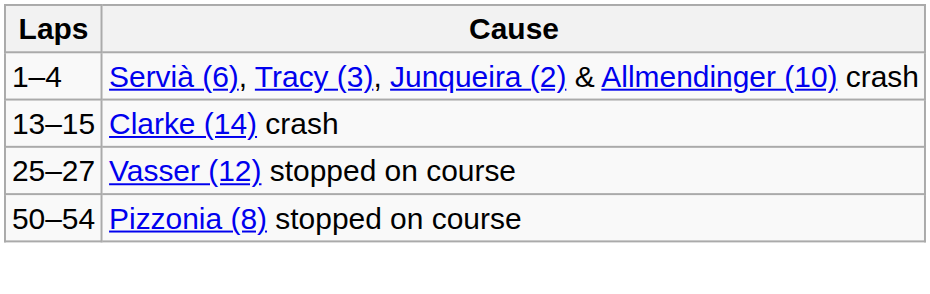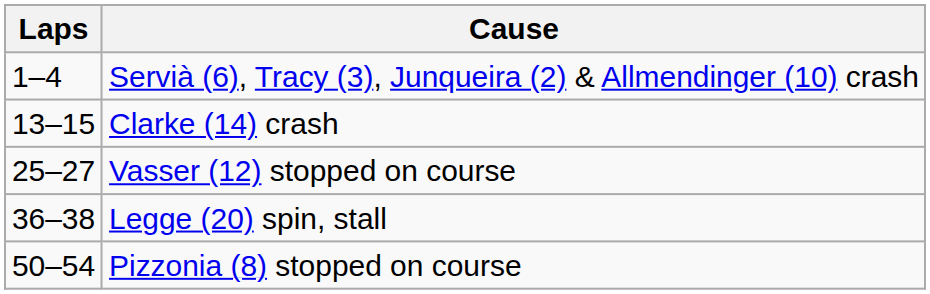+ row: (248, 218)
